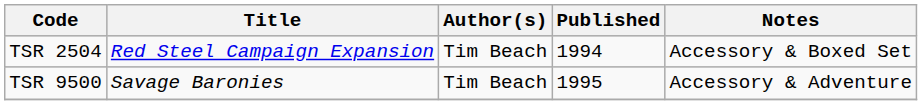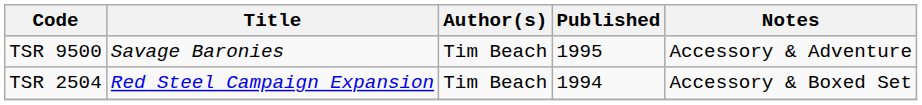rows swapped: (56, 52) <-> (56, 83)
